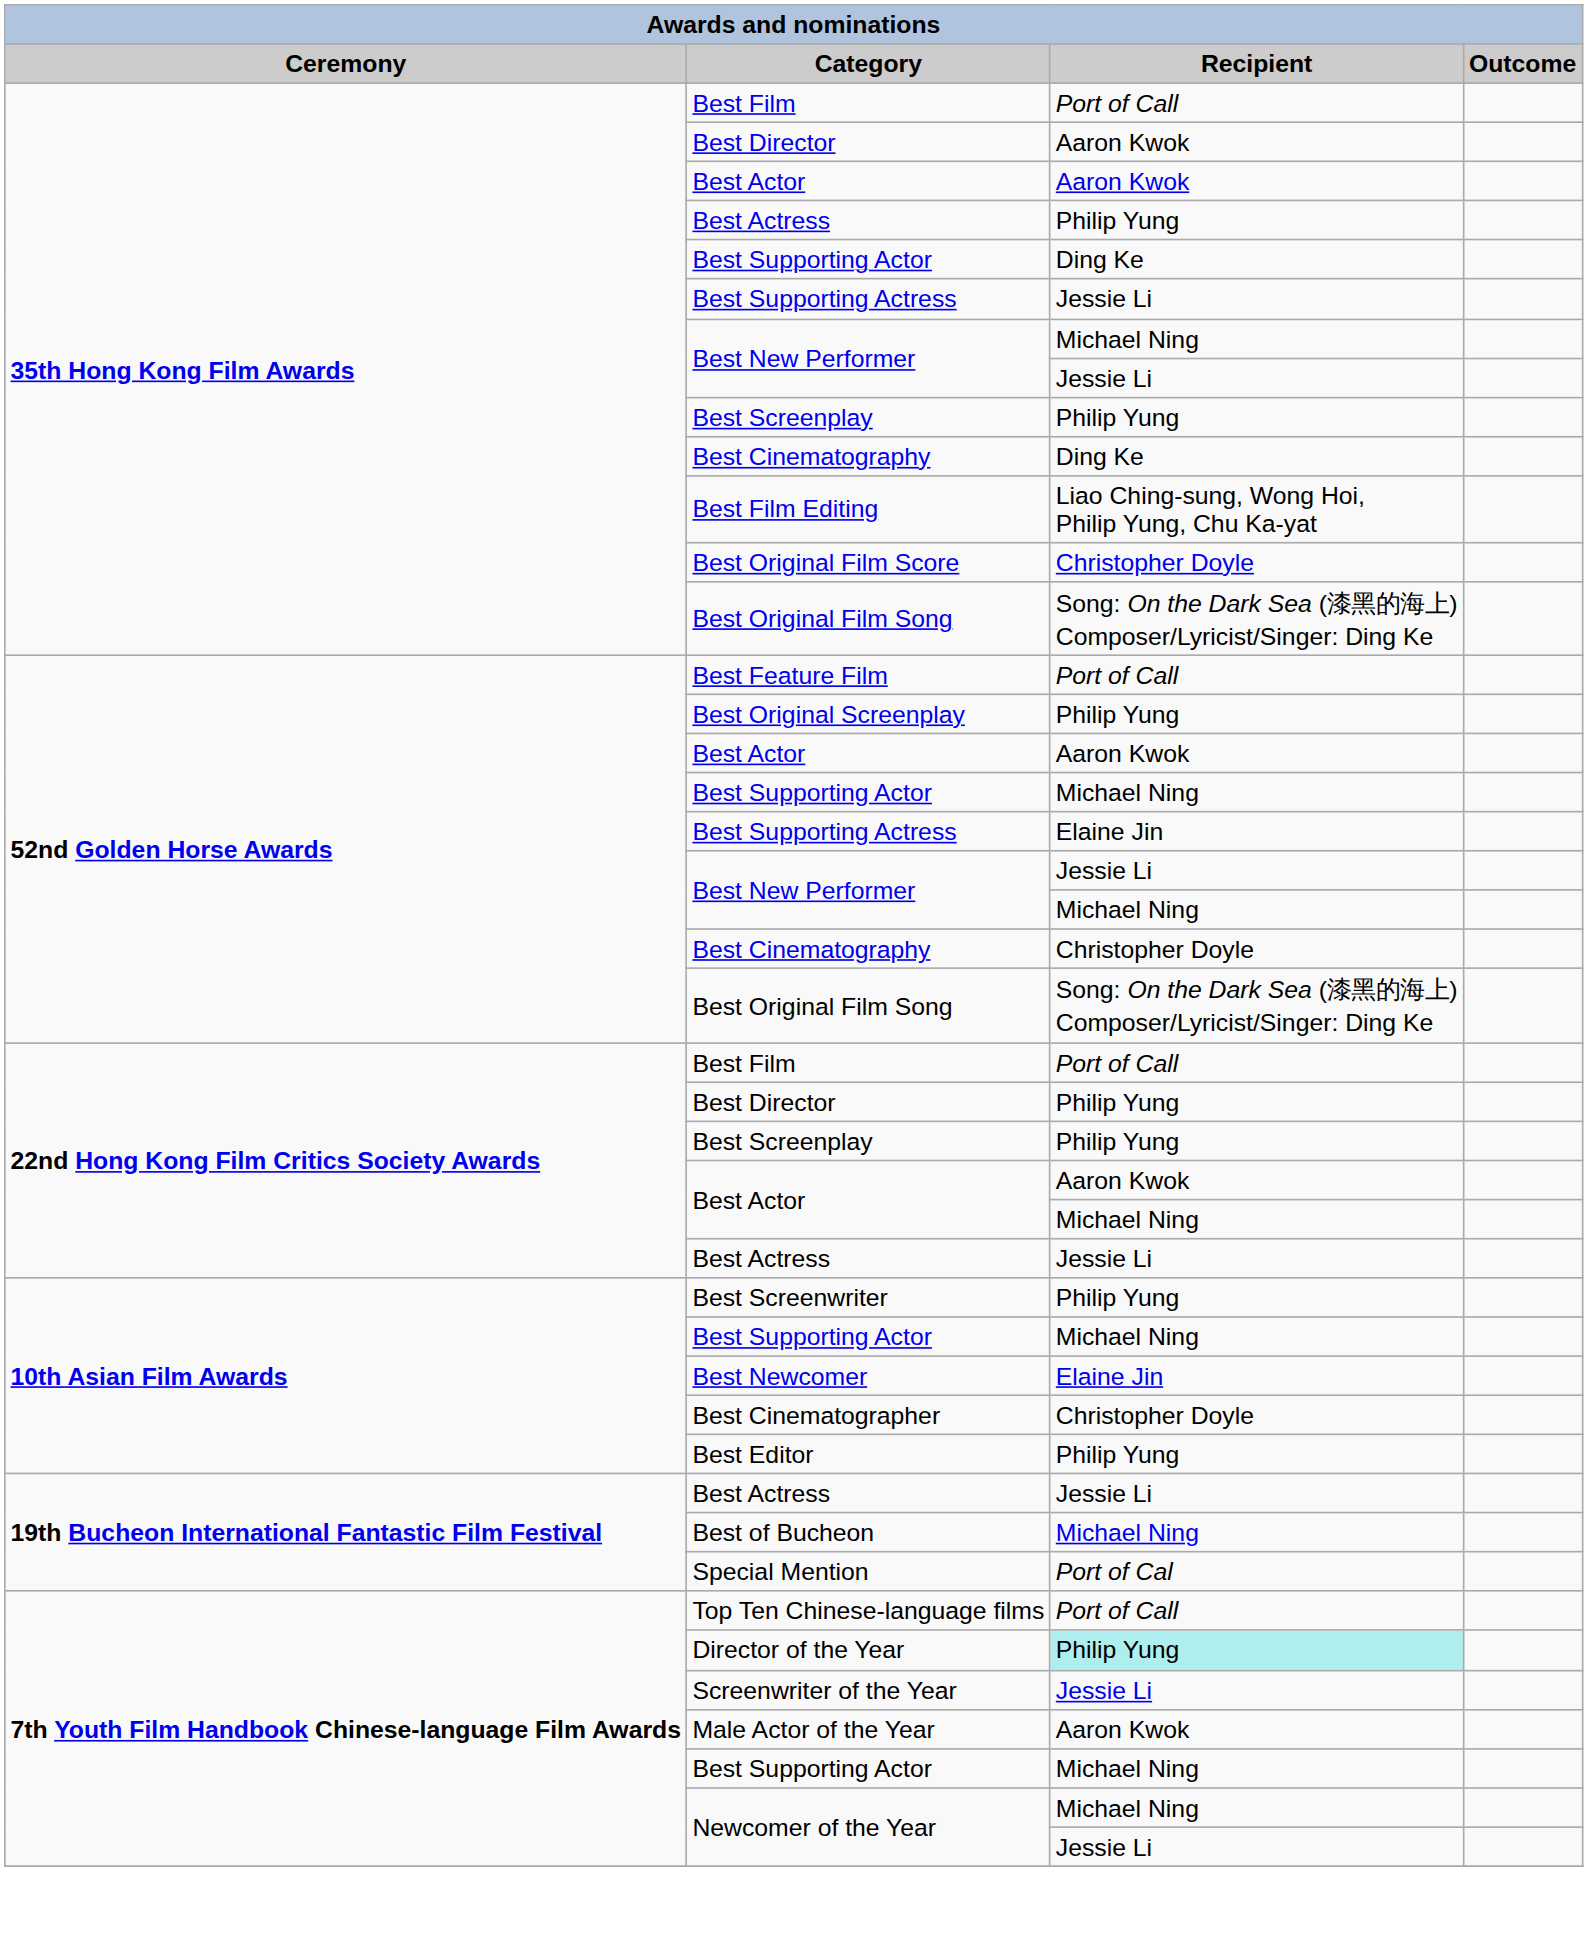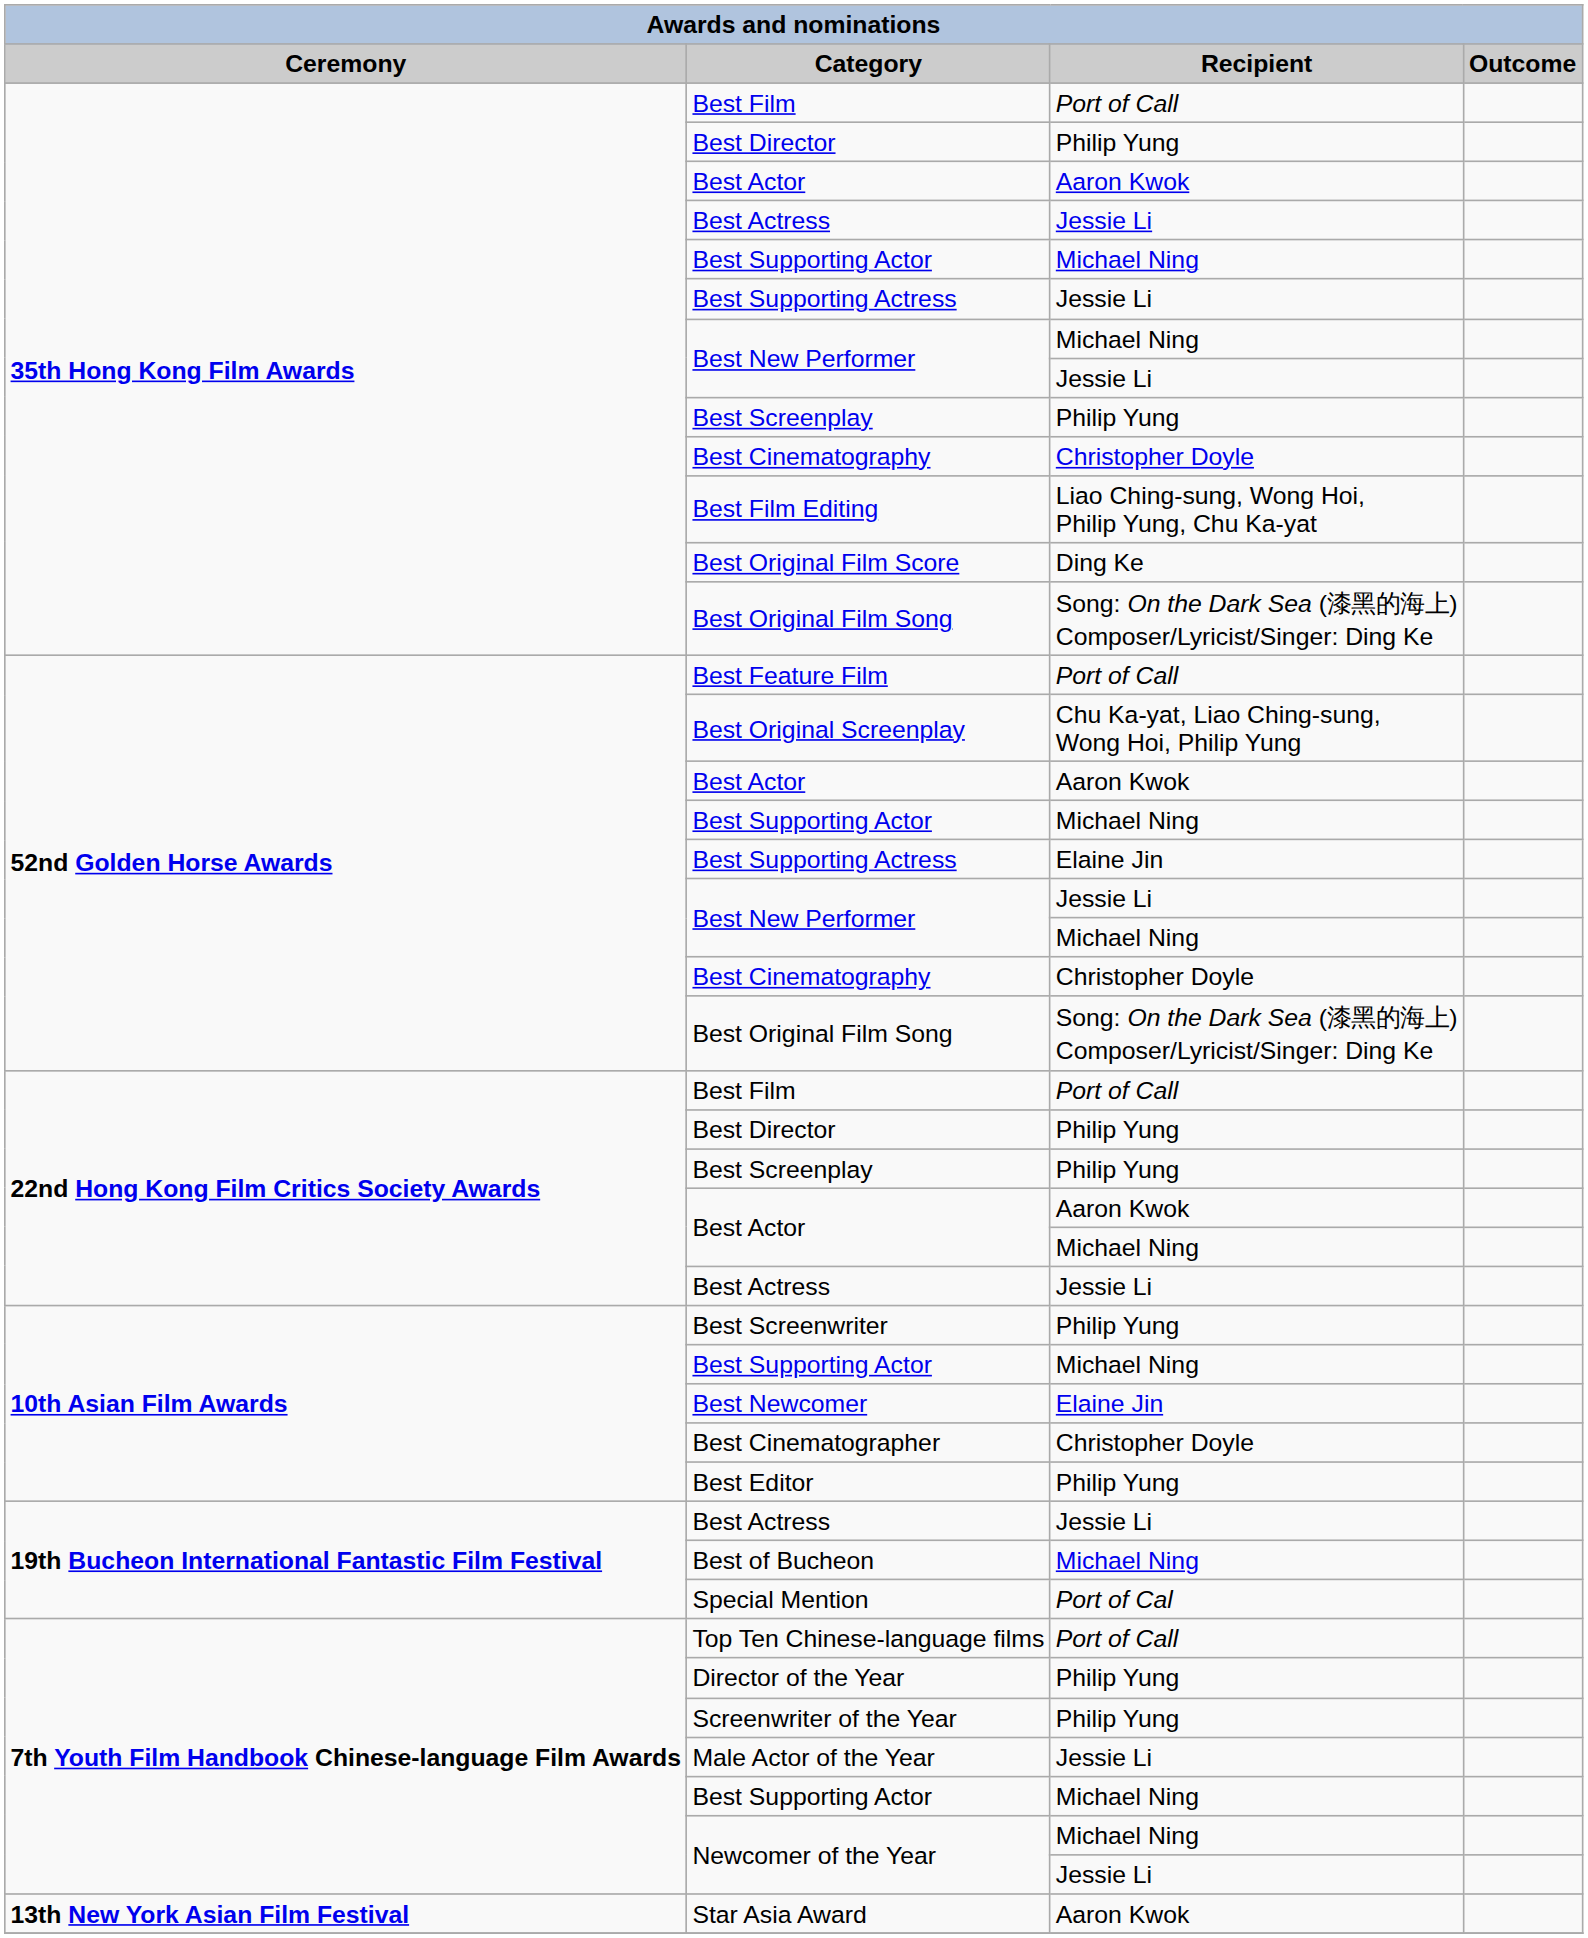(1123, 142) Aaron Kwok -> (1118, 142) Philip Yung
(1118, 221) Philip Yung -> (1104, 221) Jessie Li
(1100, 260) Ding Ke -> (1127, 260) Michael Ning
(1100, 456) Ding Ke -> (1155, 456) Christopher Doyle
(1155, 562) Christopher Doyle -> (1100, 562) Ding Ke
(1118, 714) Philip Yung -> (1218, 728) Chu Ka-yat, Liao Ching-sung, Wong Hoi, Philip Yung
(1118, 1650) paleturquoise background -> (1118, 1678) no background
(1104, 1690) Jessie Li -> (1118, 1717) Philip Yung
(1123, 1729) Aaron Kwok -> (1104, 1757) Jessie Li
+ row: (210, 1913)
